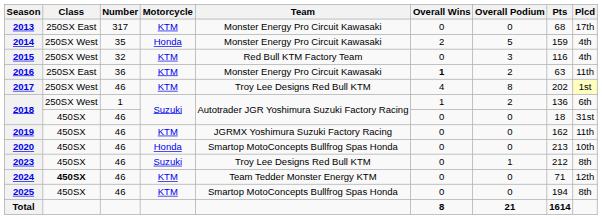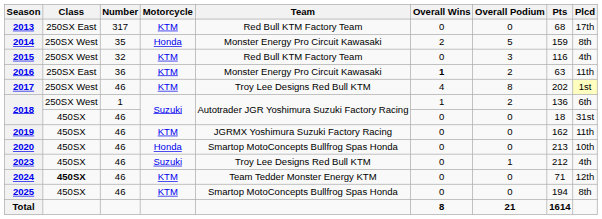(303, 26) Monster Energy Pro Circuit Kawasaki -> (303, 26) Red Bull KTM Factory Team
(585, 41) 4th -> (585, 41) 8th
(585, 162) 8th -> (585, 162) 4th
